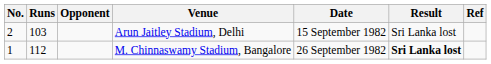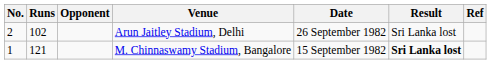(38, 31) 103 -> (38, 31) 102
(341, 31) 15 September 1982 -> (341, 31) 26 September 1982
(38, 50) 112 -> (38, 50) 121
(341, 50) 26 September 1982 -> (341, 50) 15 September 1982
